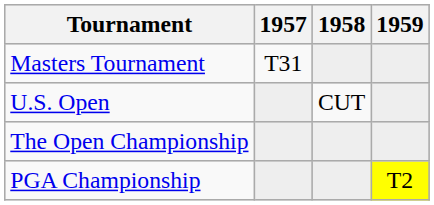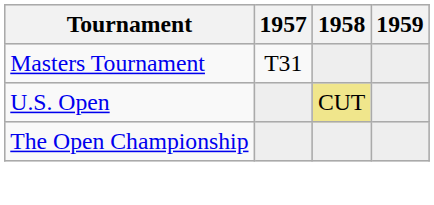(342, 102) no background -> (342, 102) khaki background
- row: (105, 180)
